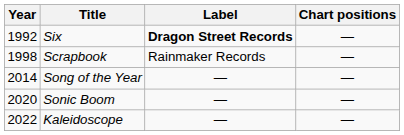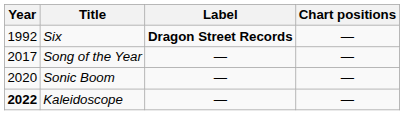- row: (75, 57)
(22, 78) 2014 -> (22, 57) 2017
(22, 120) normal -> (22, 99) bold
